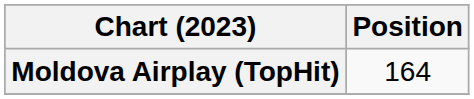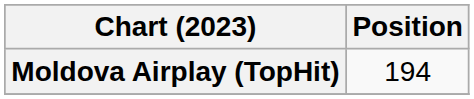(408, 71) 164 -> (408, 71) 194
